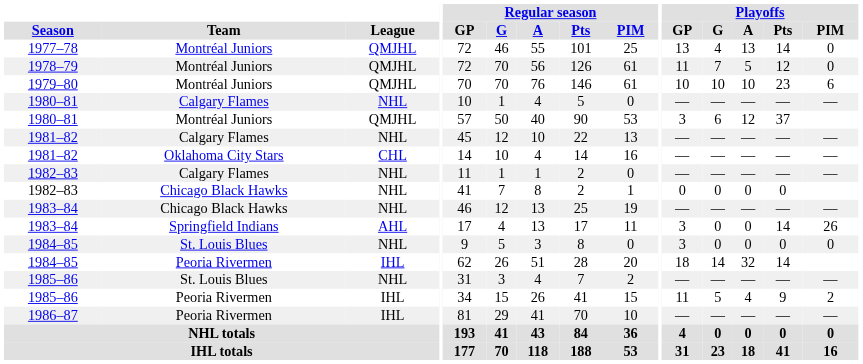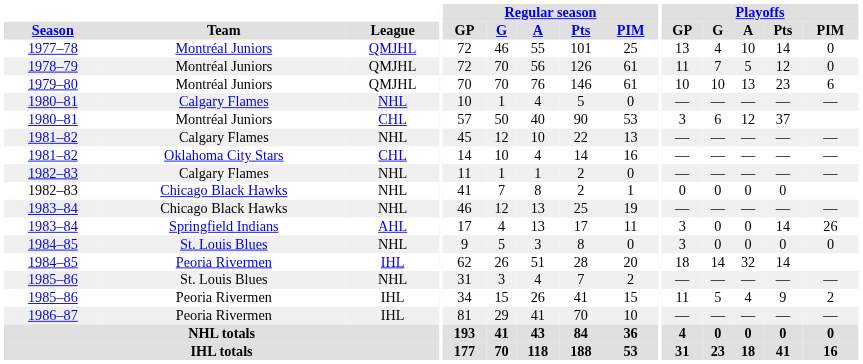(748, 48) 13 -> (748, 48) 10
(748, 84) 10 -> (748, 84) 13
(393, 119) QMJHL -> (393, 119) CHL
